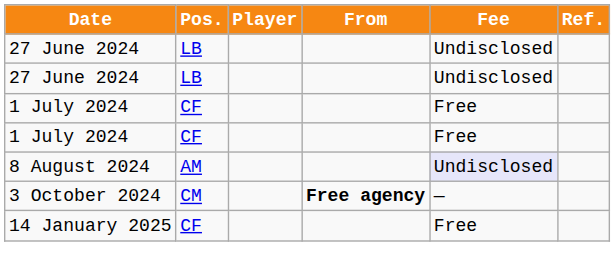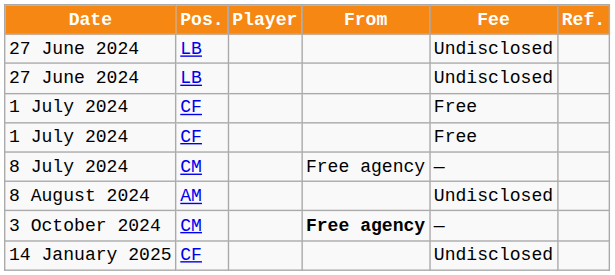+ row: (69, 167)
(493, 167) lavender background -> (493, 196) no background
(456, 226) Free -> (493, 255) Undisclosed
